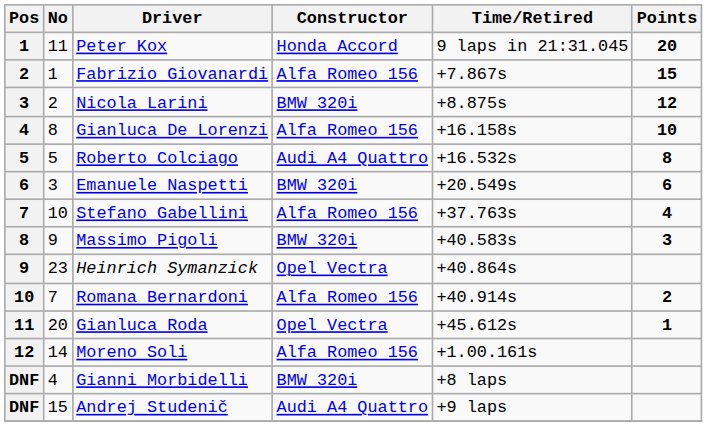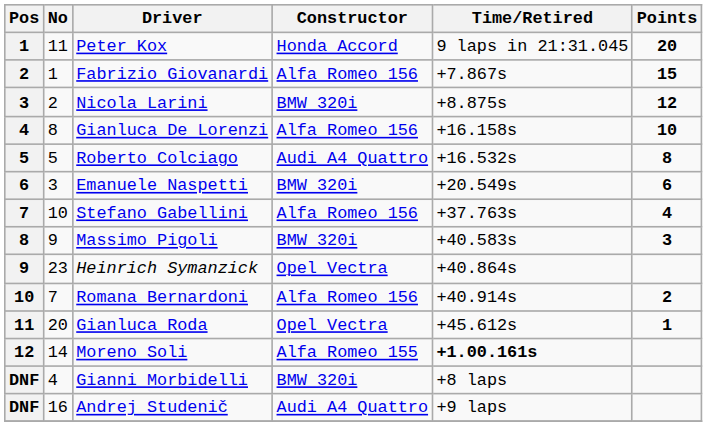(347, 353) Alfa Romeo 156 -> (347, 353) Alfa Romeo 155
(487, 353) normal -> (487, 353) bold
(58, 408) 15 -> (58, 408) 16
